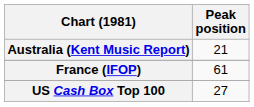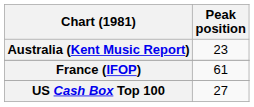(221, 49) 21 -> (221, 49) 23
